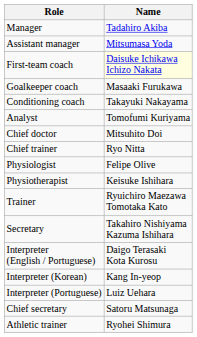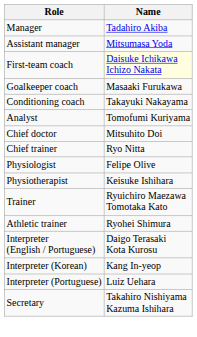rows swapped: (37, 324) <-> (25, 229)
- row: (37, 308)
